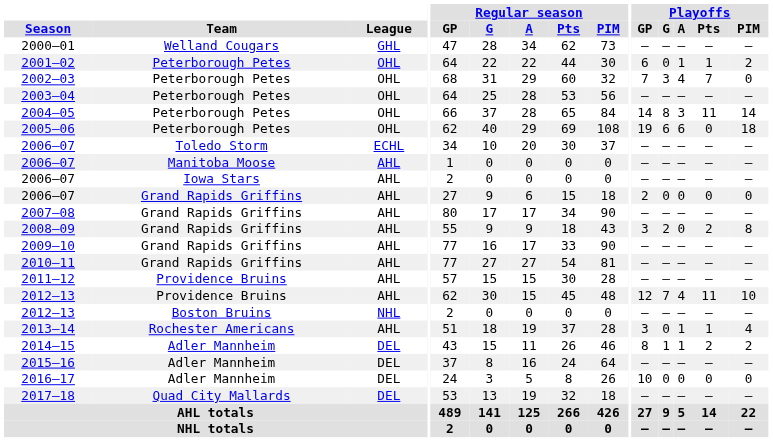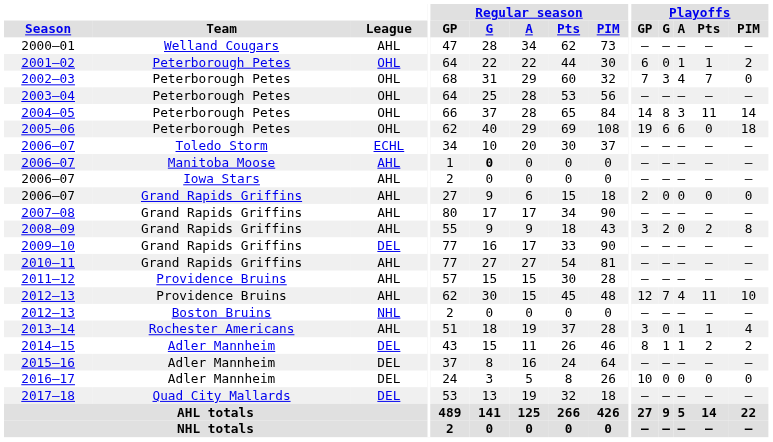(389, 46) GHL -> (389, 46) AHL
(489, 162) normal -> (489, 162) bold
(389, 246) AHL -> (389, 246) DEL
